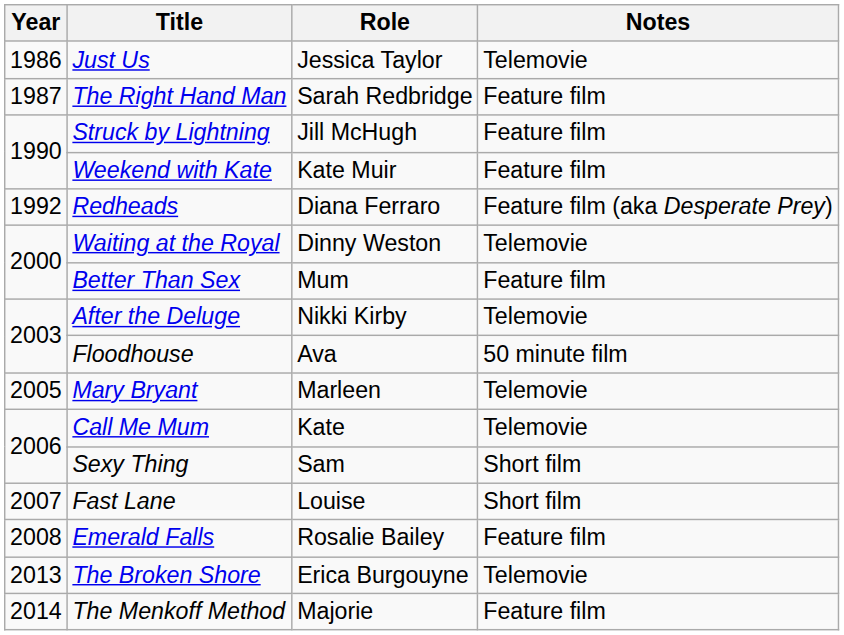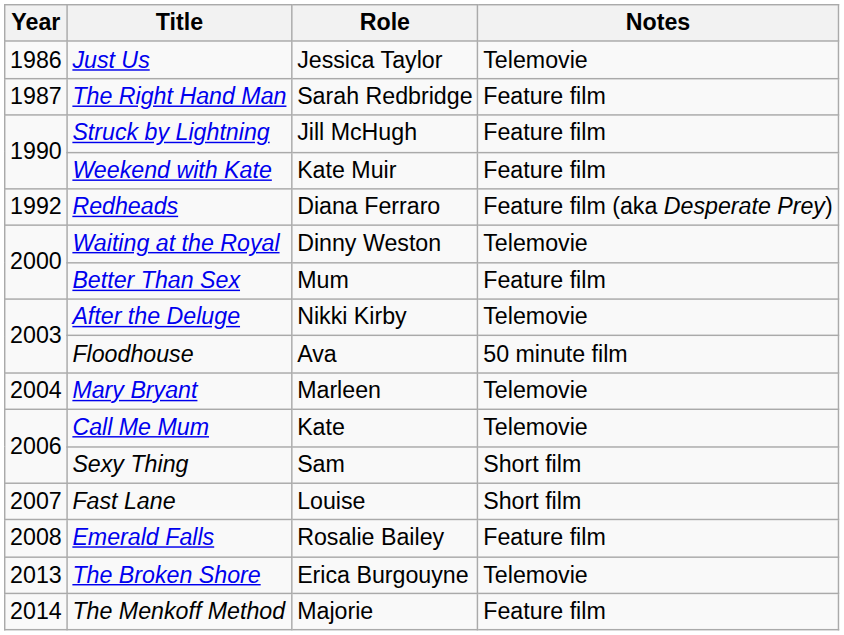(36, 390) 2005 -> (36, 390) 2004
